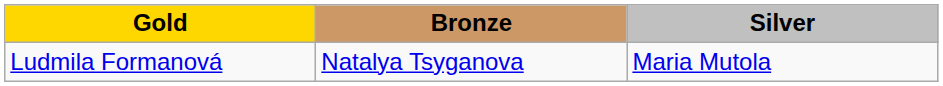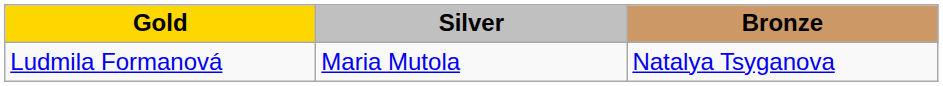columns swapped: (782, 23) <-> (471, 23)
